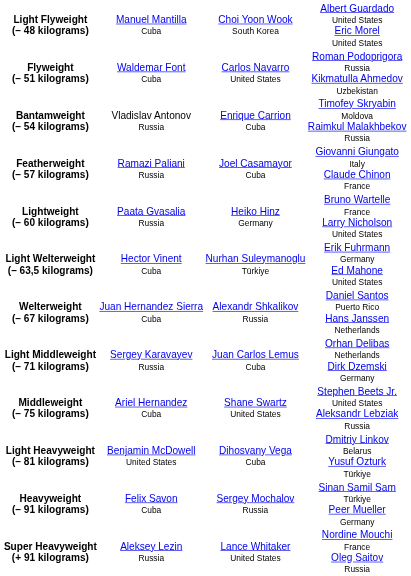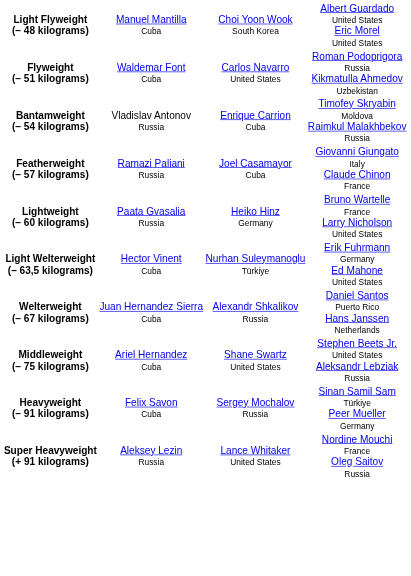- row: (50, 360)
- row: (50, 456)
